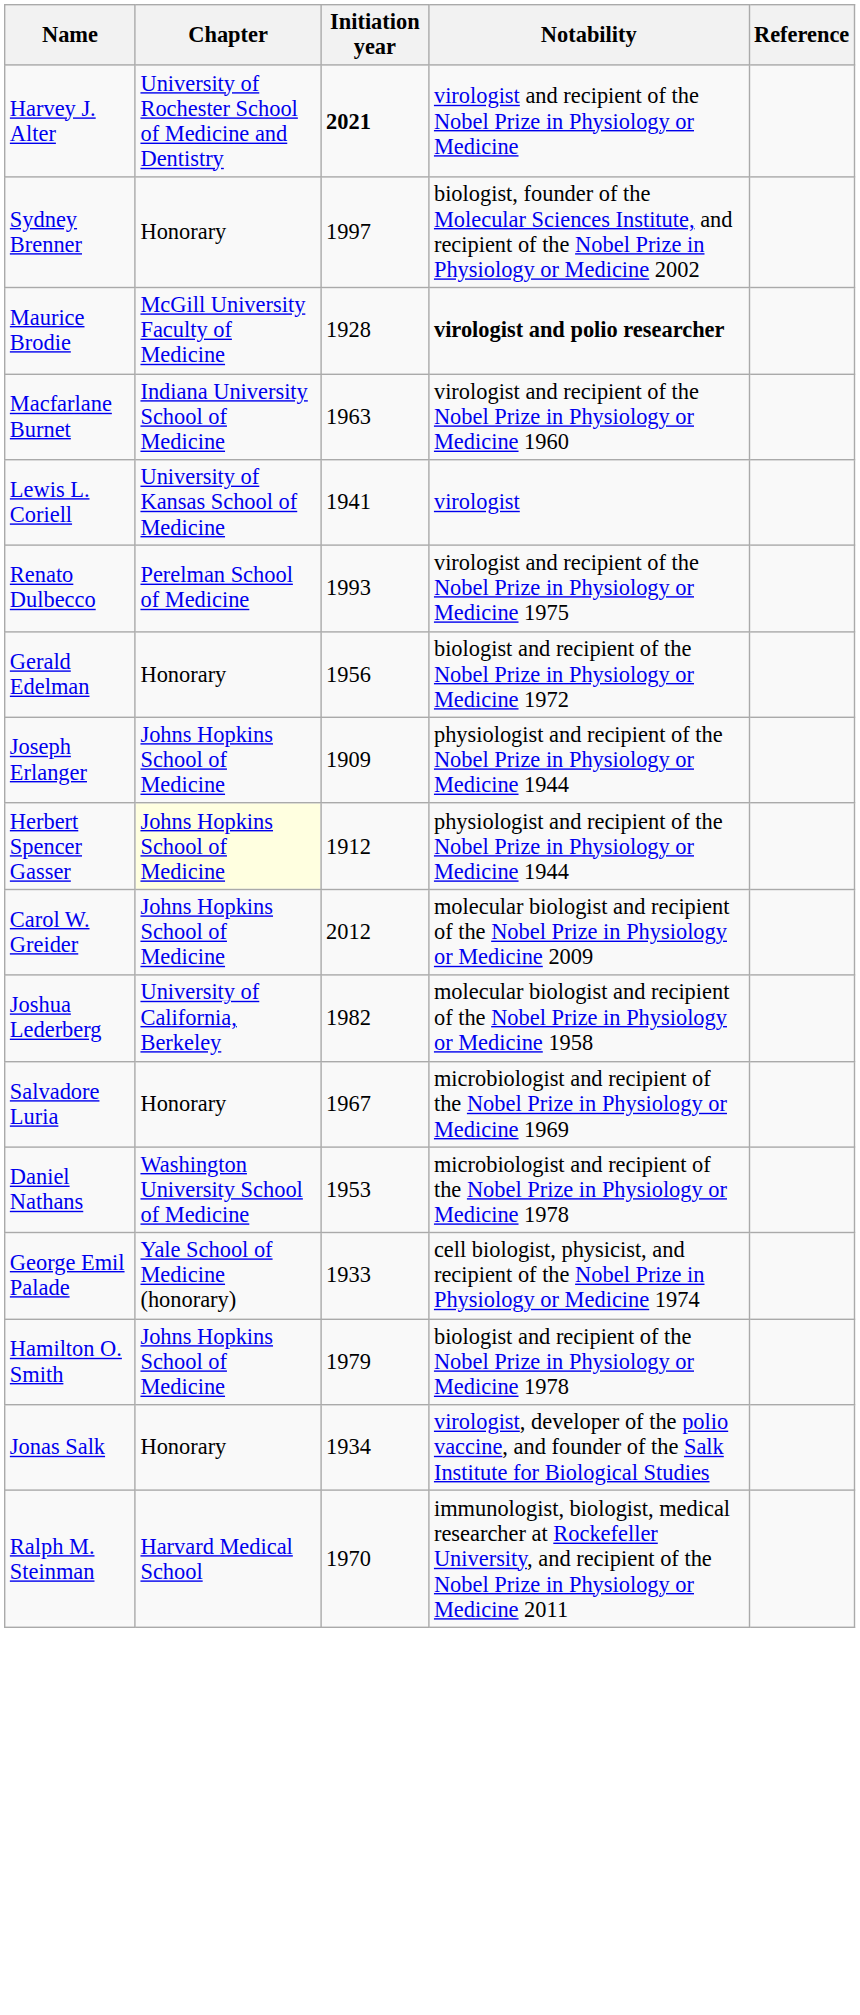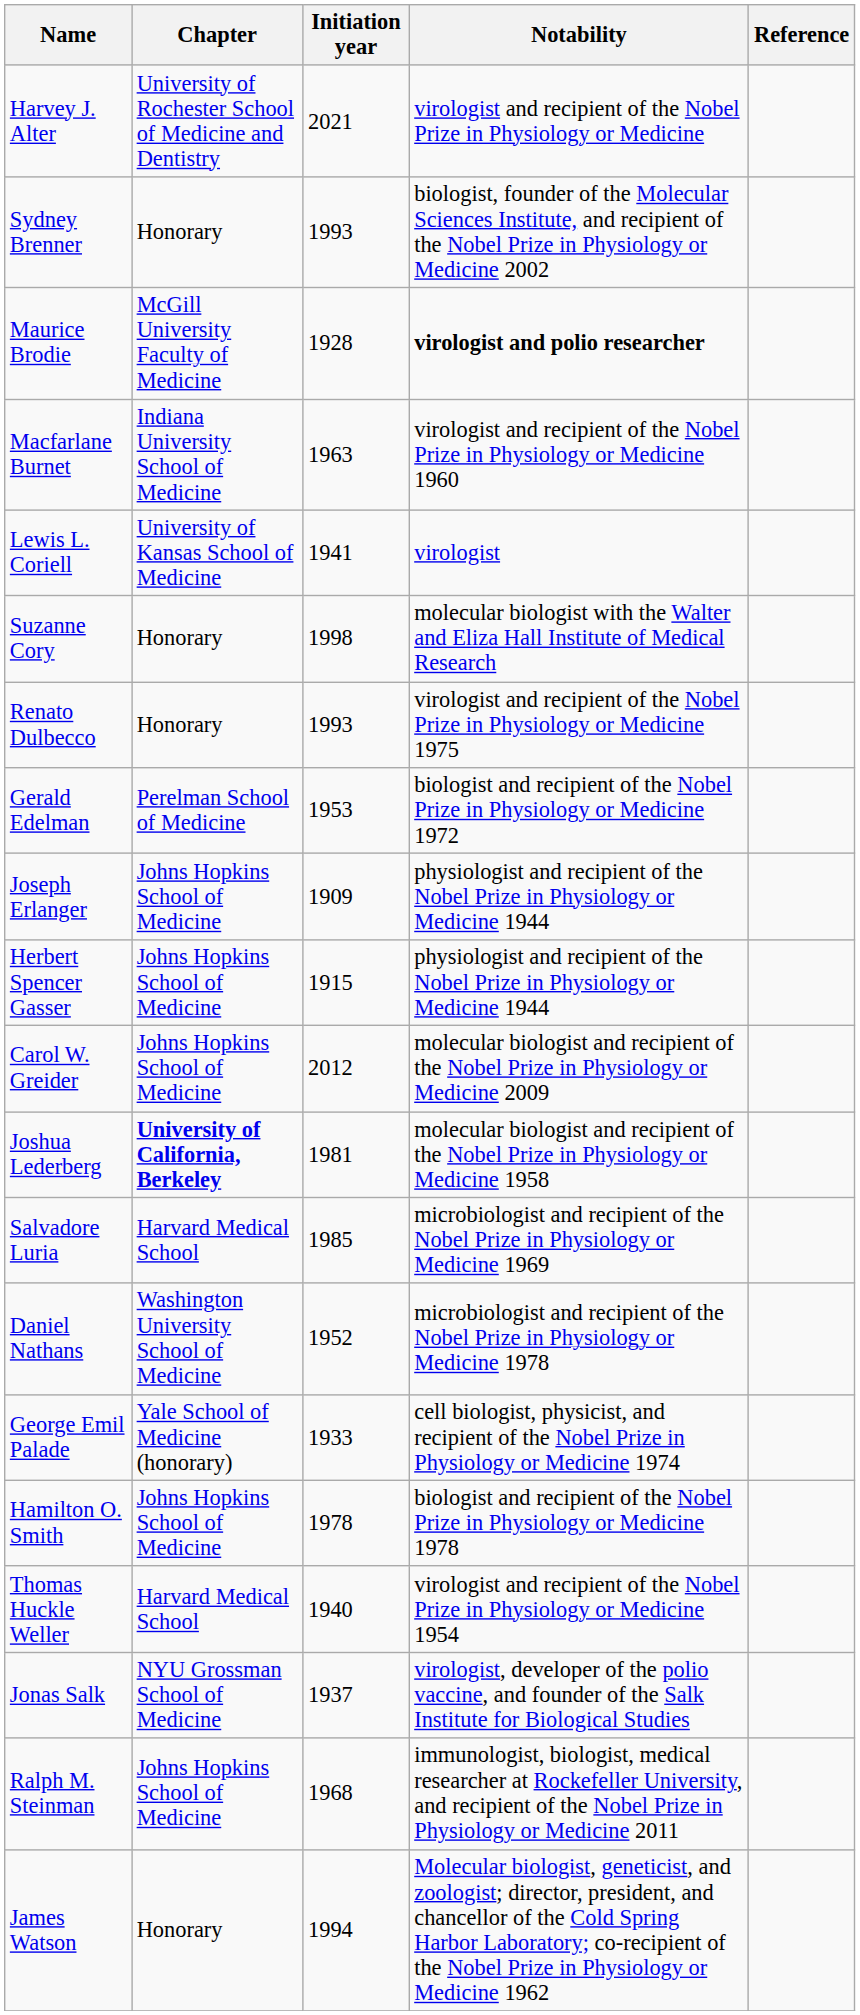(348, 120) bold -> (330, 120) normal
(348, 231) 1997 -> (330, 231) 1993
+ row: (48, 638)
(217, 588) Perelman School of Medicine -> (180, 724) Honorary
(183, 674) Honorary -> (213, 810) Perelman School of Medicine
(348, 674) 1956 -> (330, 810) 1953
(207, 845) lightyellow background -> (203, 982) no background
(348, 845) 1912 -> (330, 982) 1915
(200, 1017) normal -> (199, 1154) bold
(348, 1017) 1982 -> (330, 1154) 1981
(183, 1103) Honorary -> (213, 1240) Harvard Medical School
(348, 1103) 1967 -> (330, 1240) 1985
(348, 1189) 1953 -> (330, 1338) 1952
(348, 1361) 1979 -> (330, 1523) 1978
+ row: (46, 1608)
(183, 1447) Honorary -> (209, 1694) NYU Grossman School of Medicine
(348, 1447) 1934 -> (330, 1694) 1937
(217, 1558) Harvard Medical School -> (203, 1793) Johns Hopkins School of Medicine
(348, 1558) 1970 -> (330, 1793) 1968
+ row: (43, 1929)
